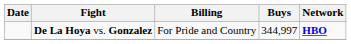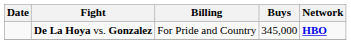(279, 30) 344,997 -> (279, 30) 345,000
